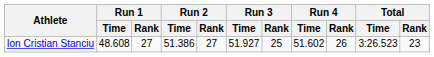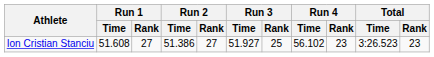(114, 45) 48.608 -> (114, 45) 51.608
(309, 45) 51.602 -> (309, 45) 56.102
(341, 45) 26 -> (341, 45) 23
